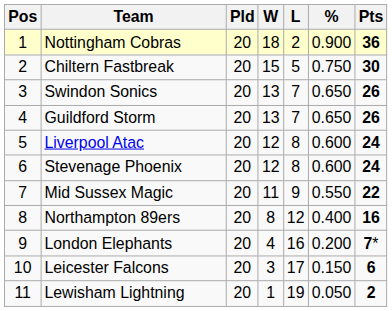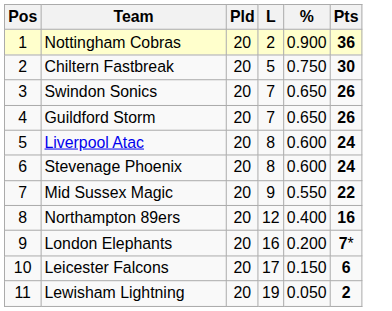- column: (271, 17)
